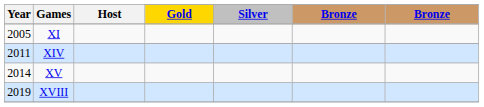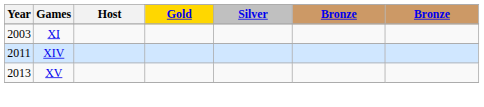(19, 34) 2005 -> (19, 34) 2003
(19, 73) 2014 -> (19, 73) 2013
- row: (54, 92)
